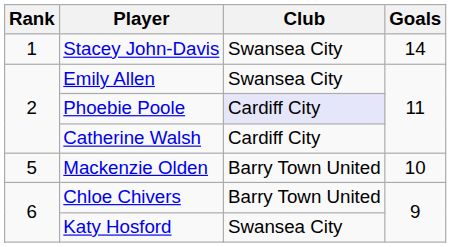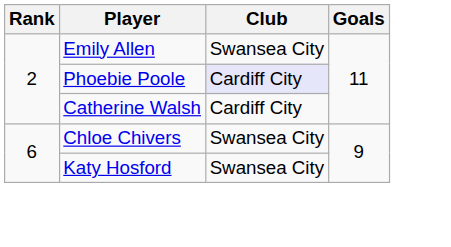- row: (141, 49)
- row: (136, 167)
(304, 197) Barry Town United -> (267, 138) Swansea City
